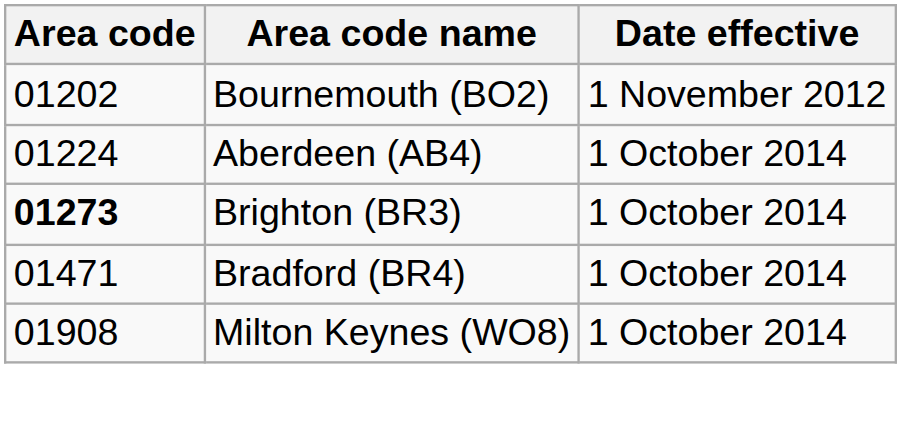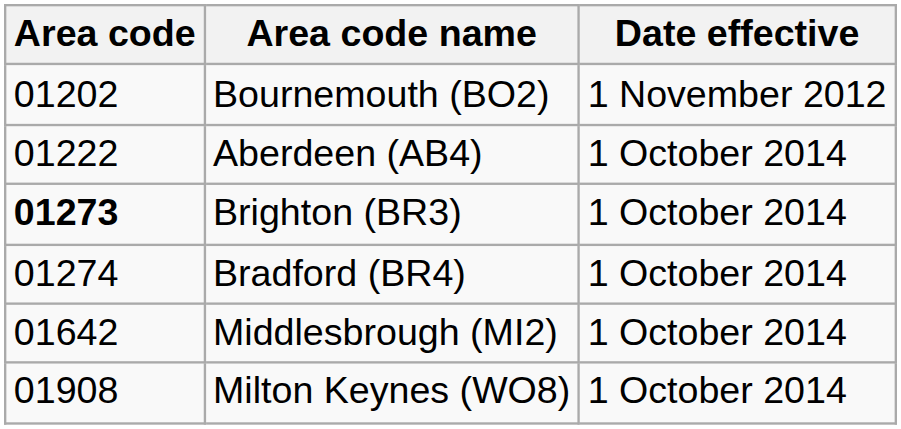(66, 153) 01224 -> (66, 153) 01222
(66, 272) 01471 -> (66, 272) 01274
+ row: (385, 332)
